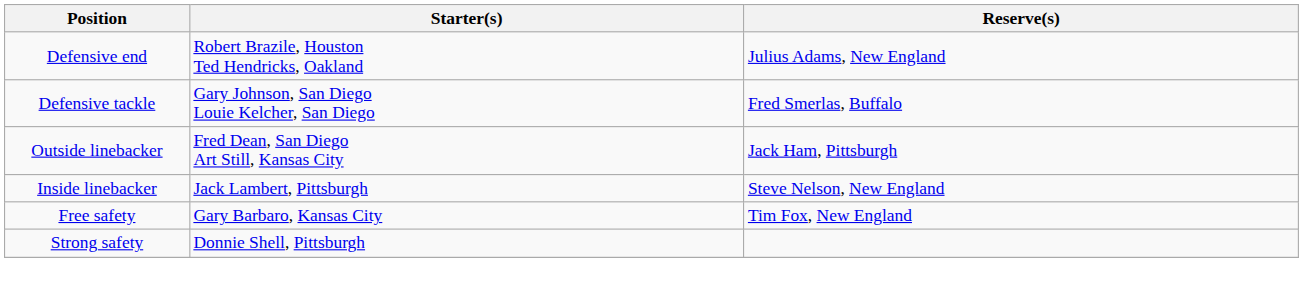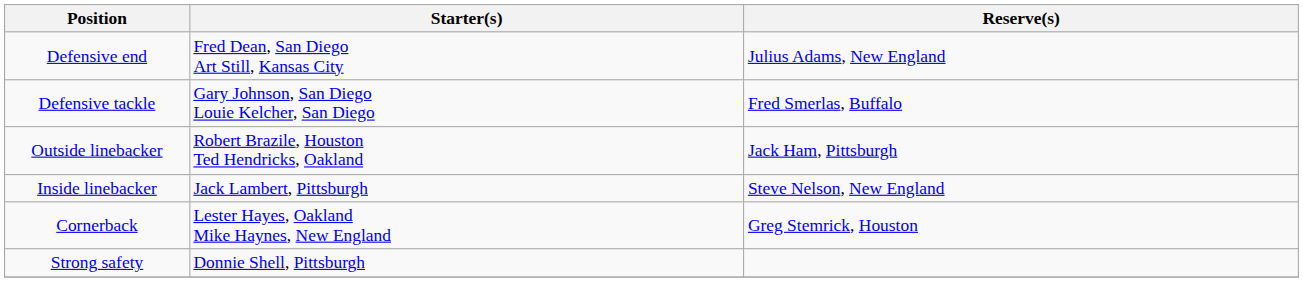(278, 55) Robert Brazile, Houston Ted Hendricks, Oakland -> (271, 55) Fred Dean, San Diego Art Still, Kansas City
(271, 150) Fred Dean, San Diego Art Still, Kansas City -> (278, 150) Robert Brazile, Houston Ted Hendricks, Oakland
+ row: (97, 225)
- row: (97, 215)
